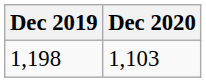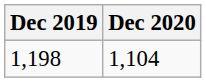(134, 58) 1,103 -> (134, 58) 1,104
